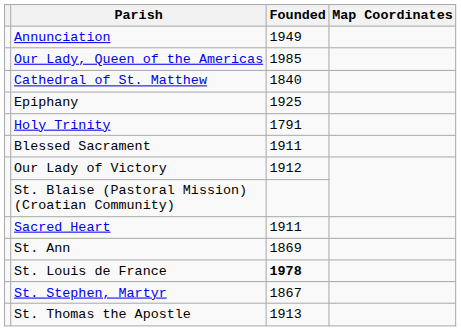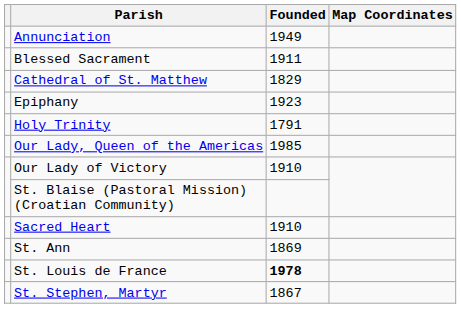rows swapped: (82, 146) <-> (139, 59)
(286, 81) 1840 -> (286, 81) 1829
(286, 103) 1925 -> (286, 103) 1923
(286, 168) 1912 -> (286, 168) 1910
(286, 227) 1911 -> (286, 227) 1910
- row: (102, 315)
